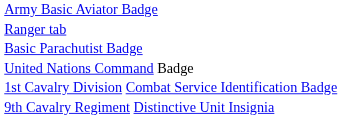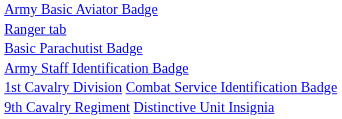+ row: (96, 68)
- row: (99, 68)
